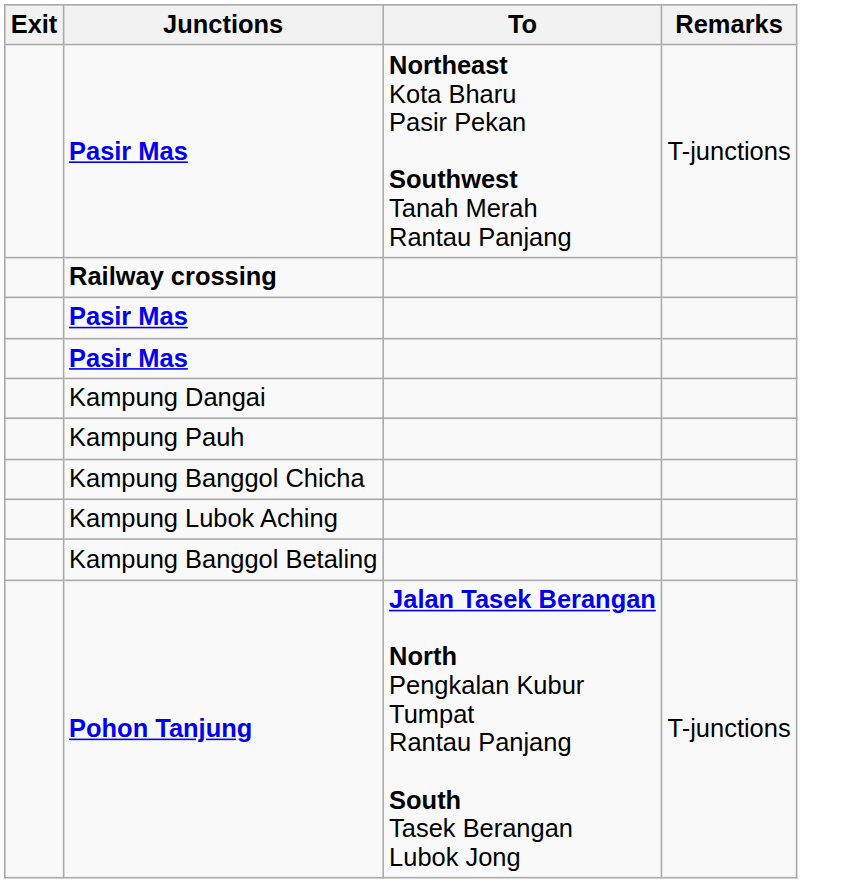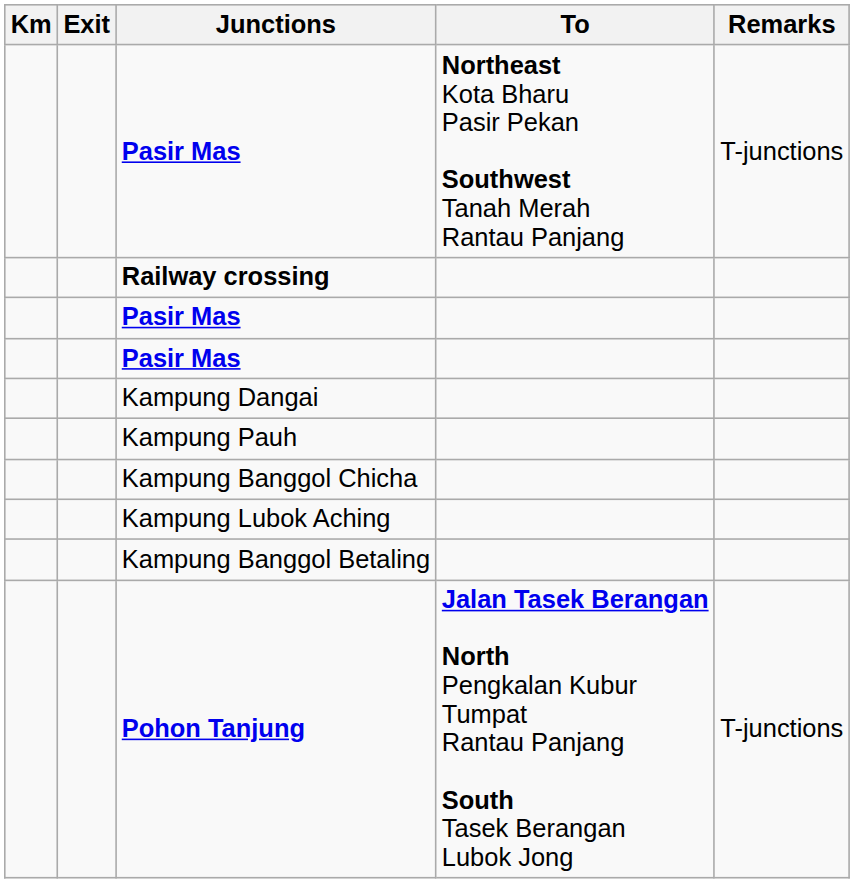+ column: (31, 24)
